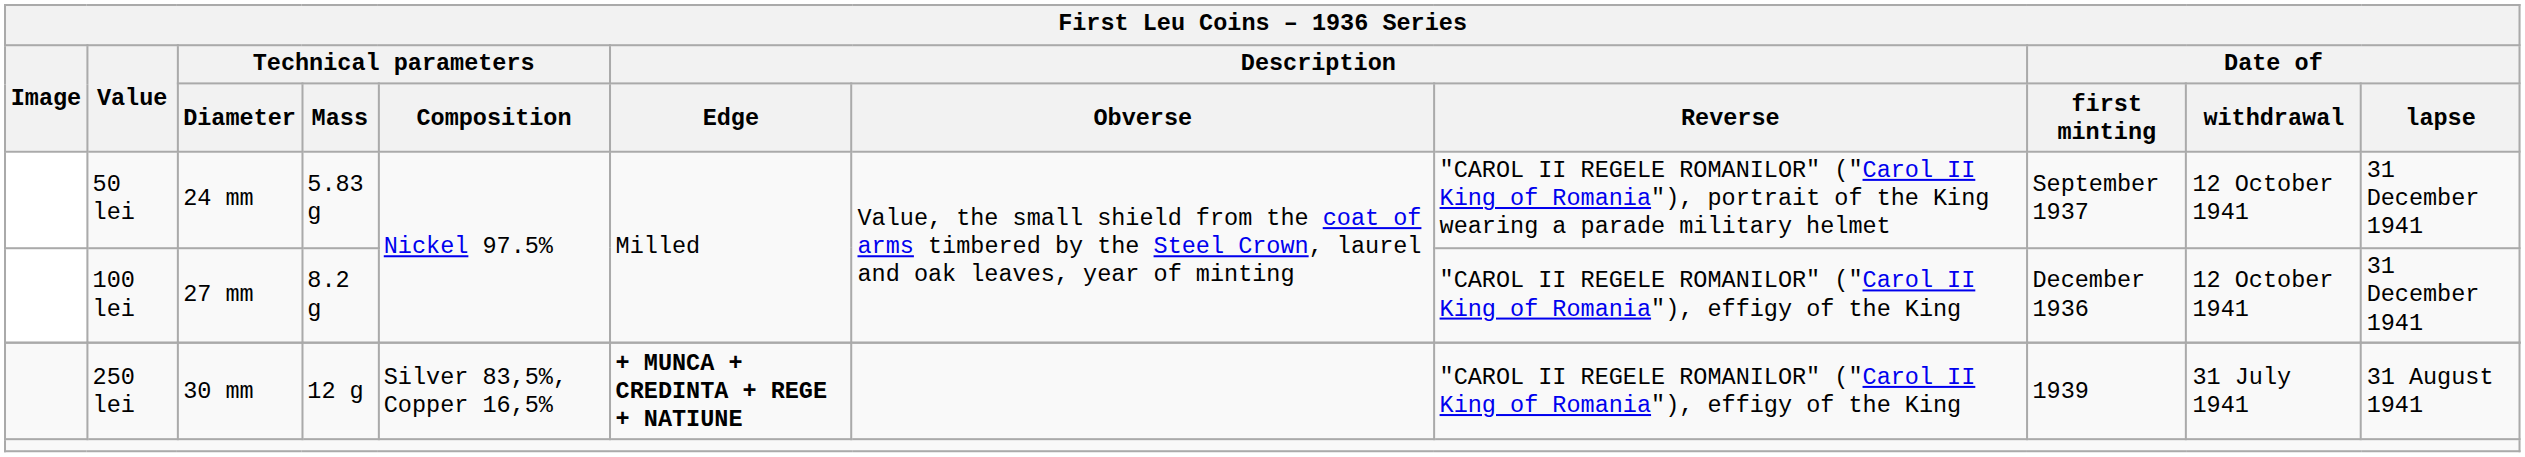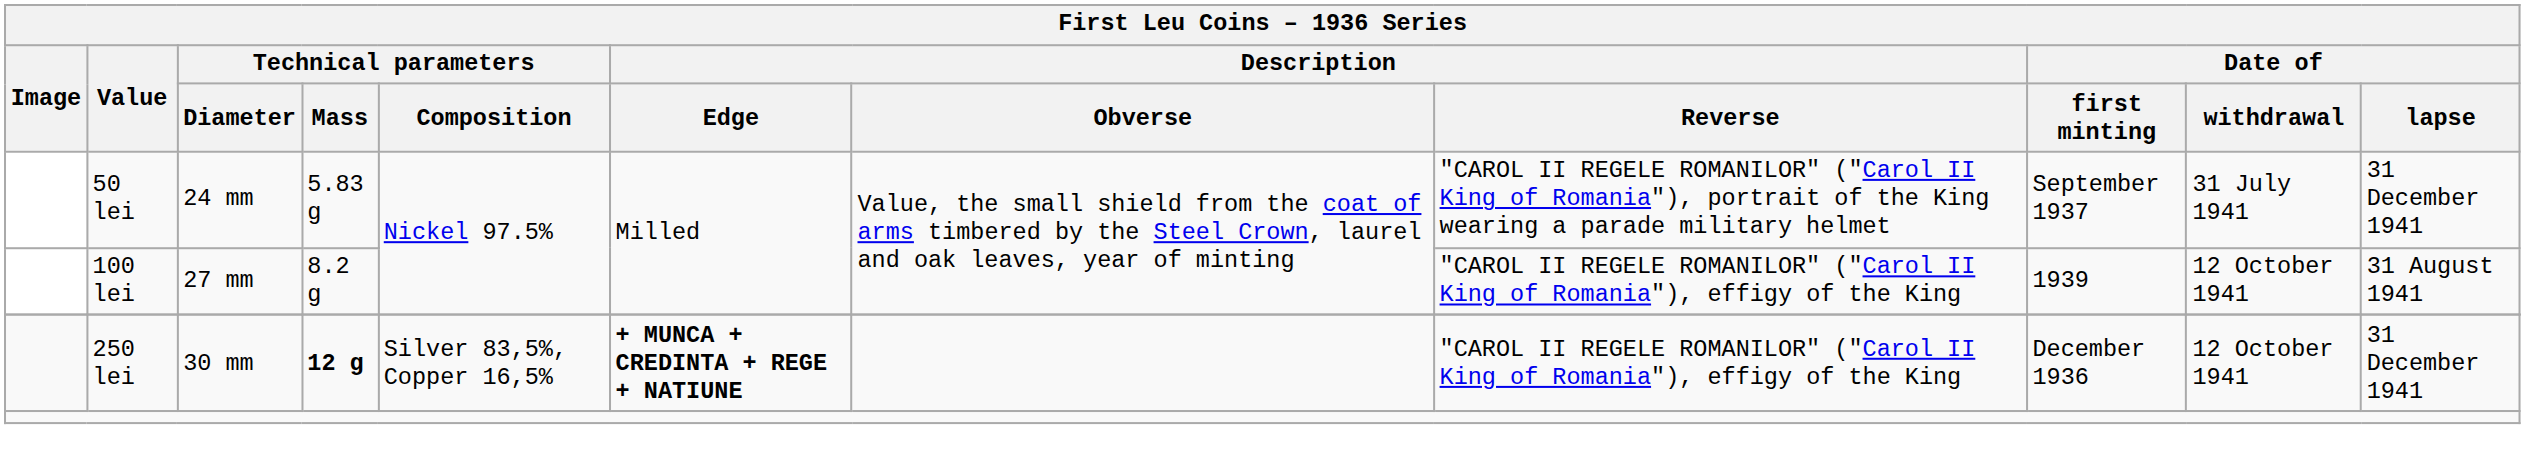(2263, 199) 12 October 1941 -> (2242, 199) 31 July 1941
(2089, 295) December 1936 -> (2061, 281) 1939
(2423, 295) 31 December 1941 -> (2430, 281) 31 August 1941
(335, 391) normal -> (335, 363) bold
(2061, 391) 1939 -> (2089, 363) December 1936
(2242, 391) 31 July 1941 -> (2263, 363) 12 October 1941
(2430, 391) 31 August 1941 -> (2423, 363) 31 December 1941
